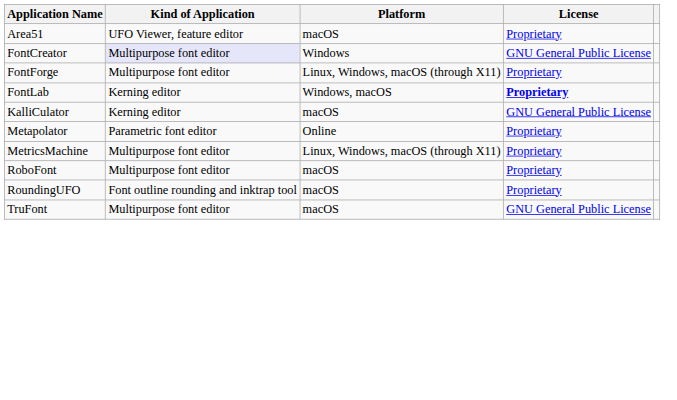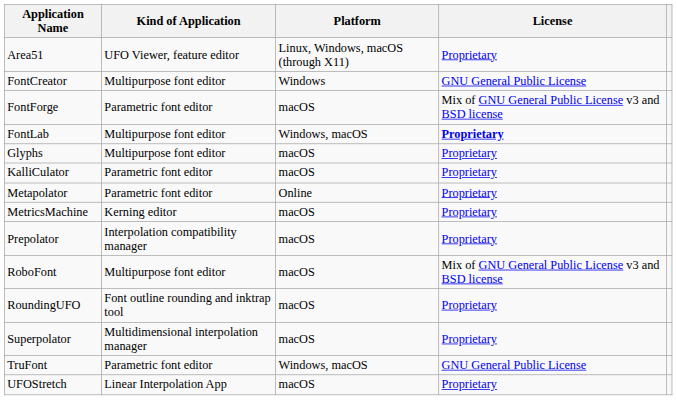(321, 33) macOS -> (341, 54) Linux, Windows, macOS (through X11)
(169, 53) lavender background -> (165, 81) no background
(169, 72) Multipurpose font editor -> (158, 107) Parametric font editor
(402, 72) Linux, Windows, macOS (through X11) -> (297, 107) macOS
(534, 72) Proprietary -> (551, 107) Mix of GNU General Public License v3 and BSD license
(144, 92) Kerning editor -> (165, 134) Multipurpose font editor
+ row: (25, 153)
(144, 111) Kerning editor -> (158, 173) Parametric font editor
(579, 111) GNU General Public License -> (469, 173) Proprietary
(169, 151) Multipurpose font editor -> (140, 212) Kerning editor
(402, 151) Linux, Windows, macOS (through X11) -> (297, 212) macOS
+ row: (33, 238)
(534, 170) Proprietary -> (551, 272) Mix of GNU General Public License v3 and BSD license
+ row: (39, 338)
(169, 209) Multipurpose font editor -> (158, 365) Parametric font editor
(321, 209) macOS -> (323, 365) Windows, macOS
+ row: (37, 384)
